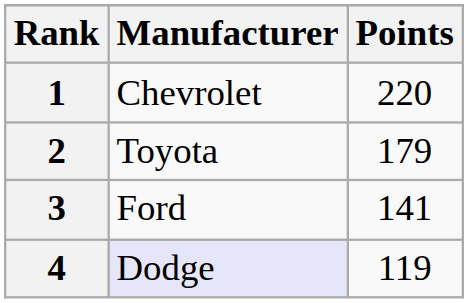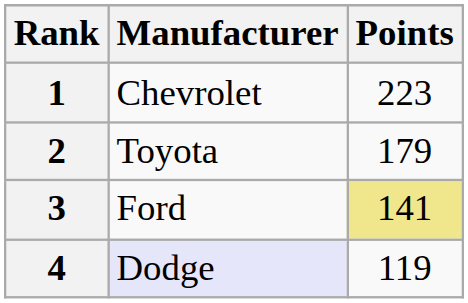(405, 92) 220 -> (405, 92) 223
(405, 208) no background -> (405, 208) khaki background
